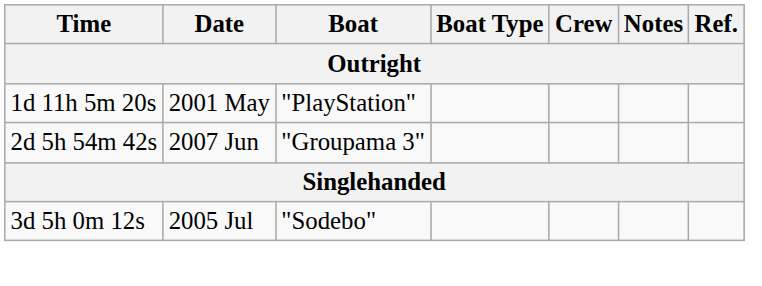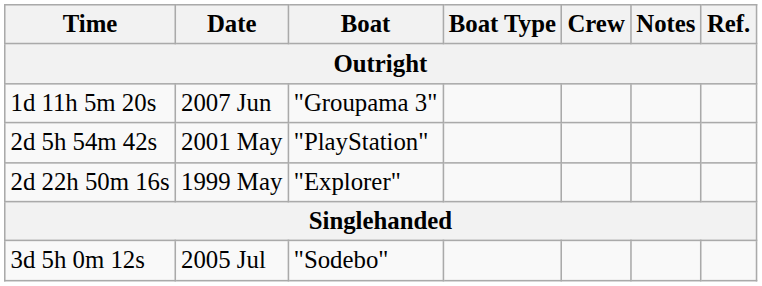(219, 102) 2001 May -> (226, 102) 2007 Jun
(349, 102) "PlayStation" -> (366, 102) "Groupama 3"
(214, 142) 2007 Jun -> (232, 142) 2001 May
(353, 142) "Groupama 3" -> (361, 142) "PlayStation"
+ row: (90, 181)
